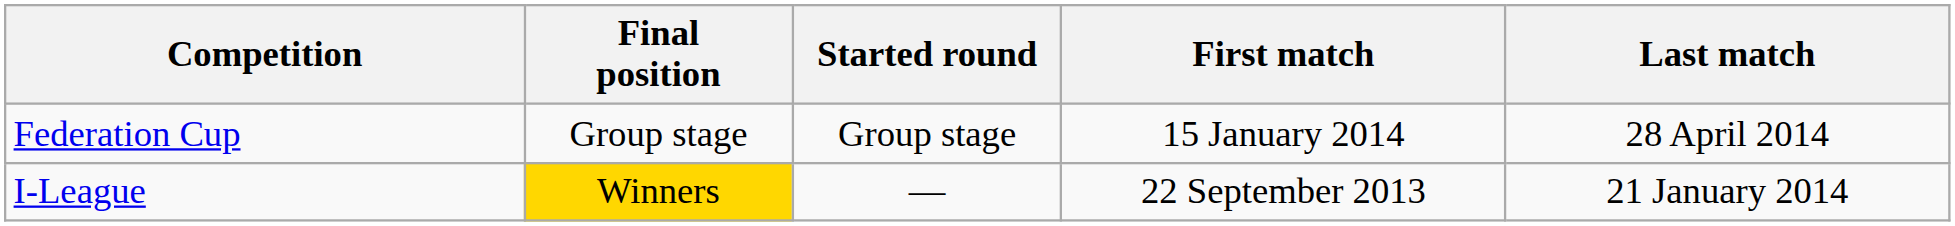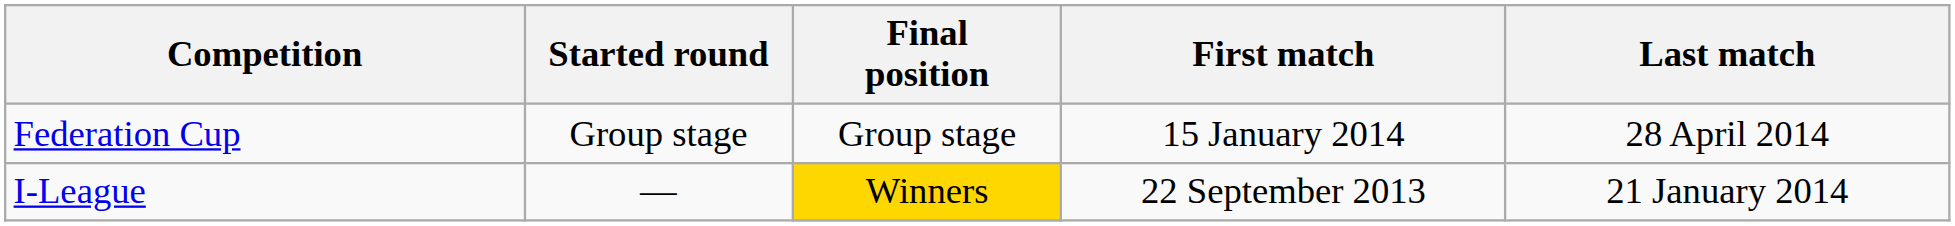columns swapped: (927, 54) <-> (658, 54)
